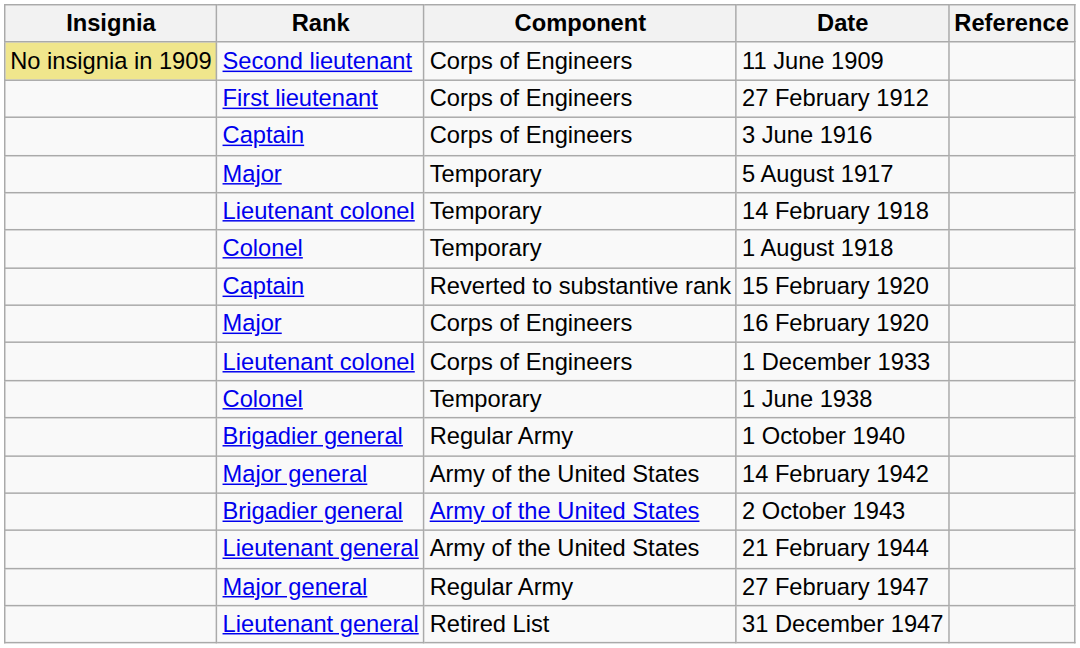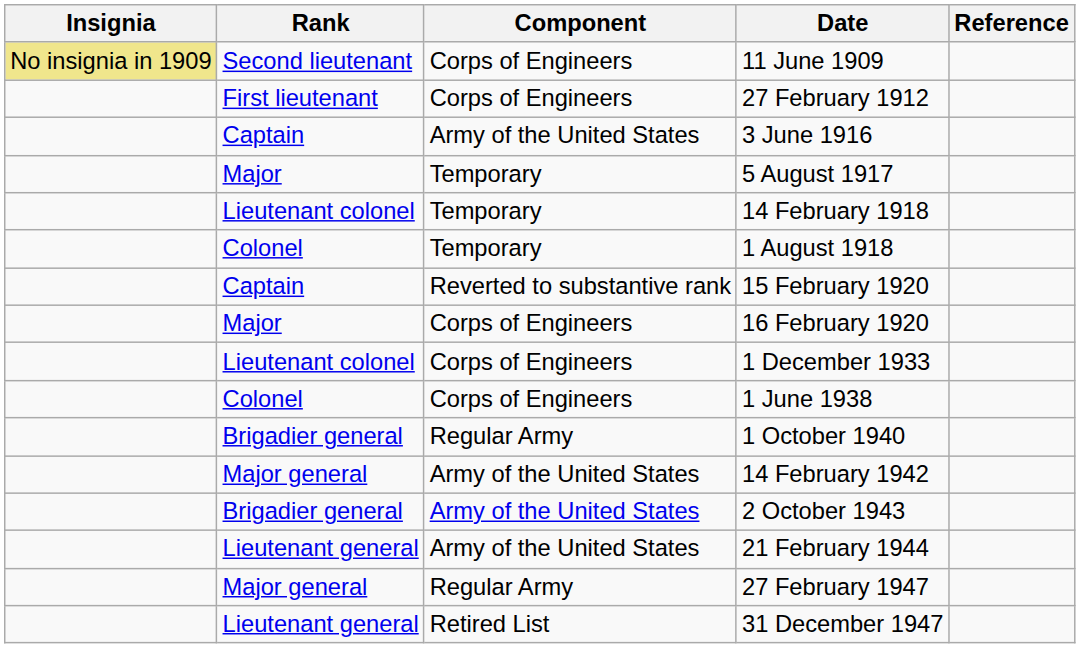(531, 135) Corps of Engineers -> (565, 135) Army of the United States
(486, 398) Temporary -> (531, 398) Corps of Engineers
